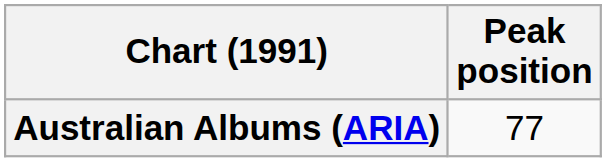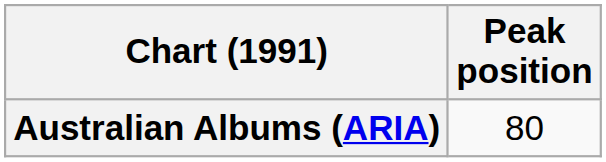(524, 127) 77 -> (524, 127) 80
